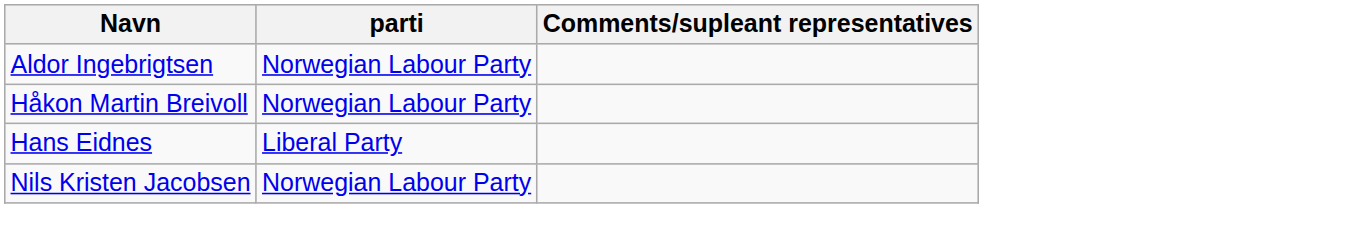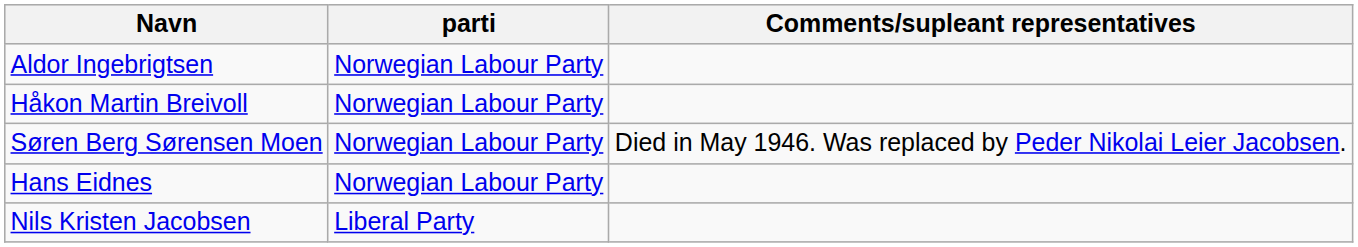+ row: (167, 143)
(332, 143) Liberal Party -> (469, 182) Norwegian Labour Party
(397, 182) Norwegian Labour Party -> (404, 222) Liberal Party
